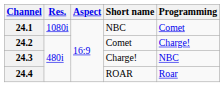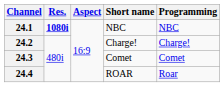(57, 27) normal -> (57, 27) bold
(172, 27) Comet -> (169, 27) NBC
(119, 43) Comet -> (121, 43) Charge!
(121, 58) Charge! -> (119, 58) Comet
(169, 58) NBC -> (172, 58) Comet
